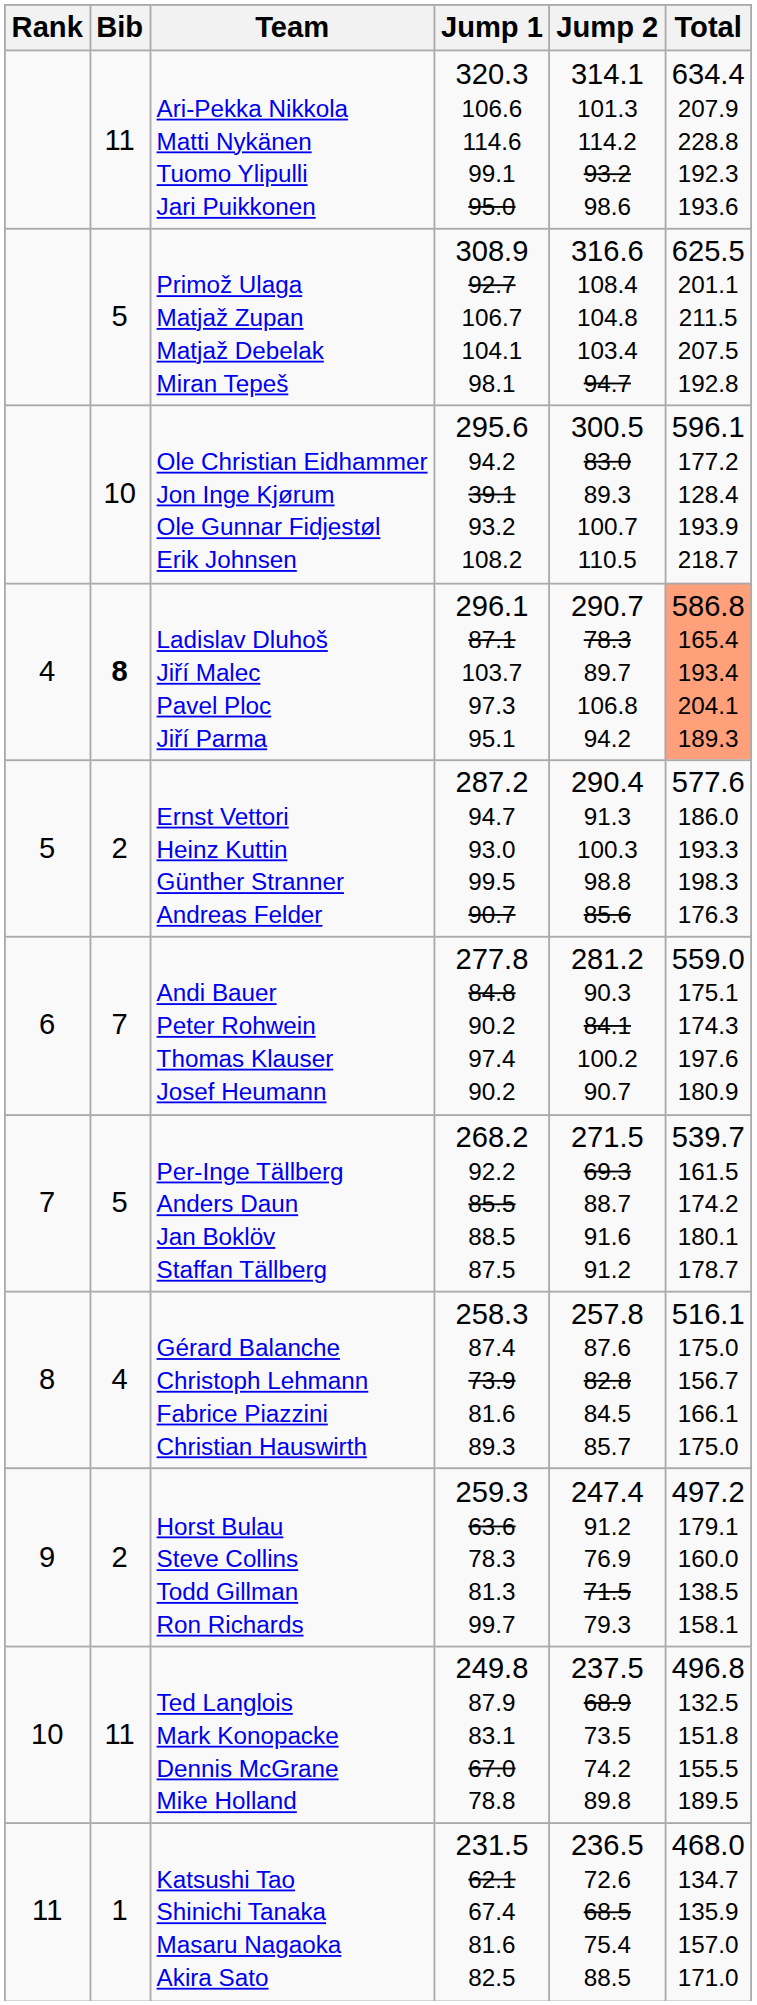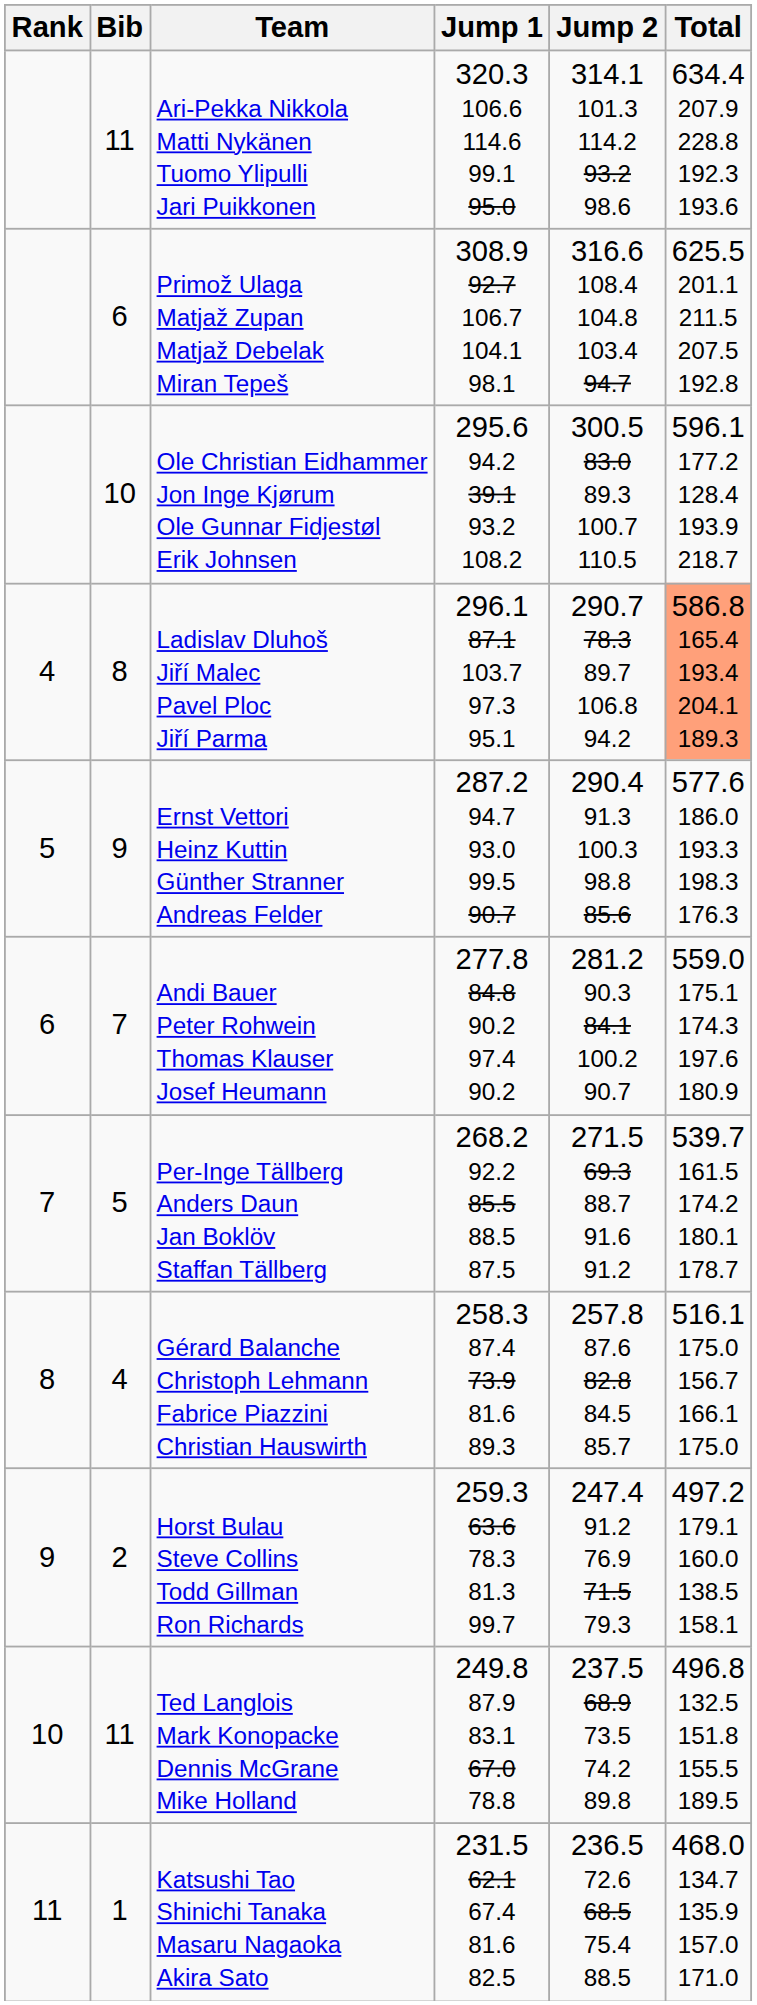(120, 316) 5 -> (120, 316) 6
(120, 670) bold -> (120, 670) normal
(120, 848) 2 -> (120, 848) 9
